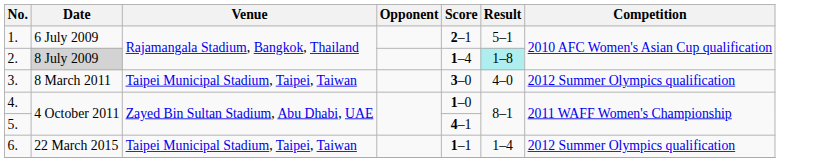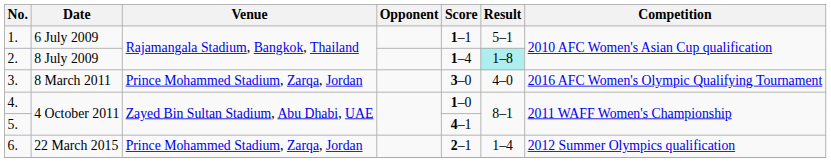(461, 37) 2–1 -> (461, 37) 1–1
(66, 59) lightgrey background -> (66, 59) no background
(241, 80) Taipei Municipal Stadium, Taipei, Taiwan -> (244, 80) Prince Mohammed Stadium, Zarqa, Jordan
(631, 80) 2012 Summer Olympics qualification -> (675, 80) 2016 AFC Women's Olympic Qualifying Tournament
(241, 146) Taipei Municipal Stadium, Taipei, Taiwan -> (244, 146) Prince Mohammed Stadium, Zarqa, Jordan
(461, 146) 1–1 -> (461, 146) 2–1
